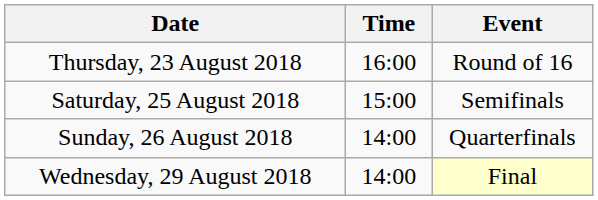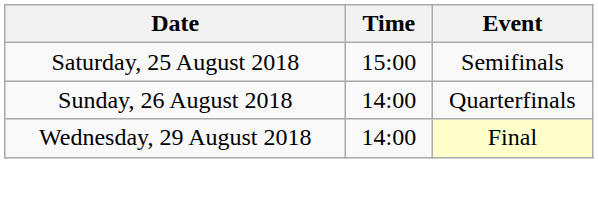- row: (175, 61)
